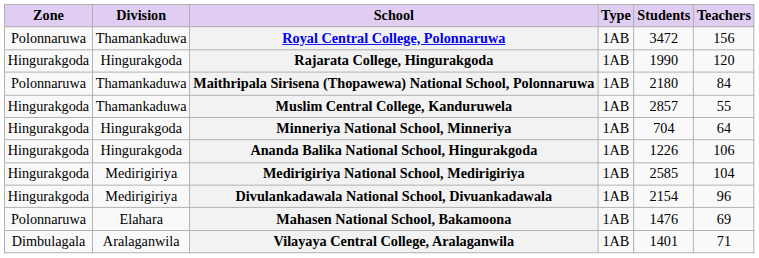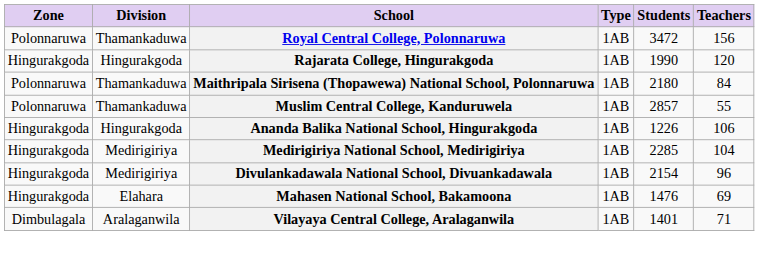(48, 106) Hingurakgoda -> (48, 106) Polonnaruwa
- row: (394, 128)
(664, 173) 2585 -> (664, 151) 2285
(48, 219) Polonnaruwa -> (48, 196) Hingurakgoda
